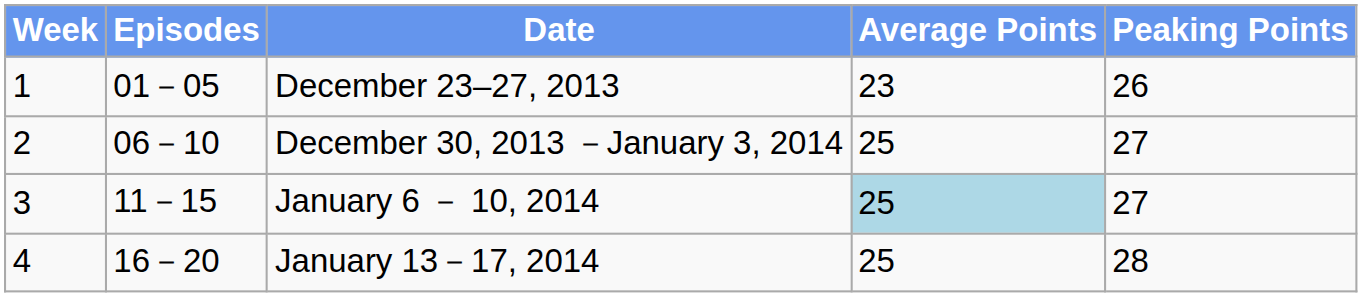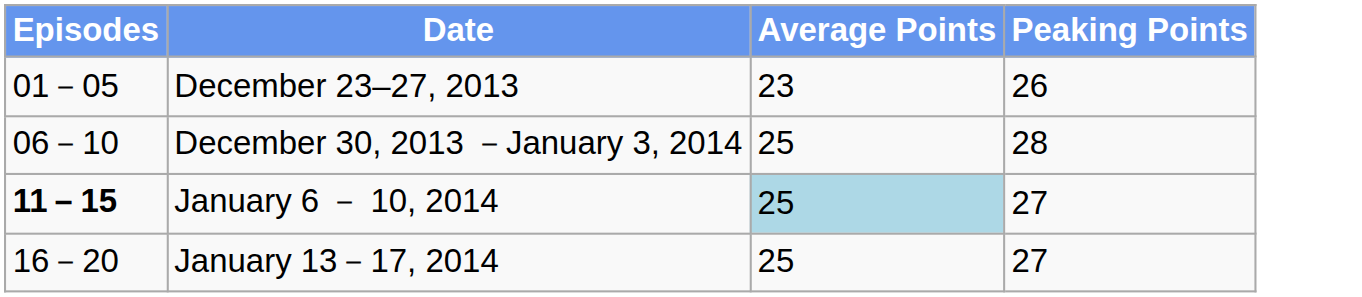- column: (55, 30)
(1131, 144) 27 -> (1030, 144) 28
(165, 201) normal -> (65, 201) bold
(1131, 261) 28 -> (1030, 261) 27
